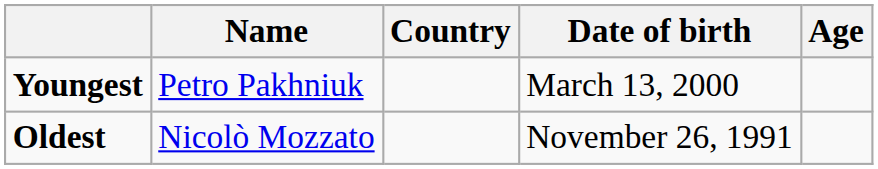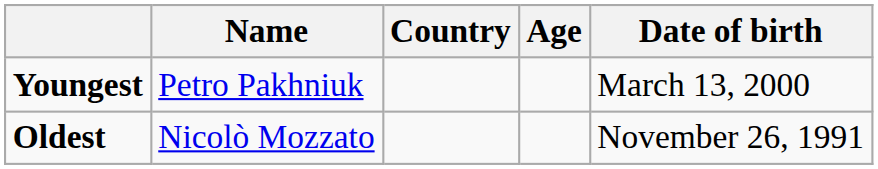columns swapped: (659, 31) <-> (836, 31)
